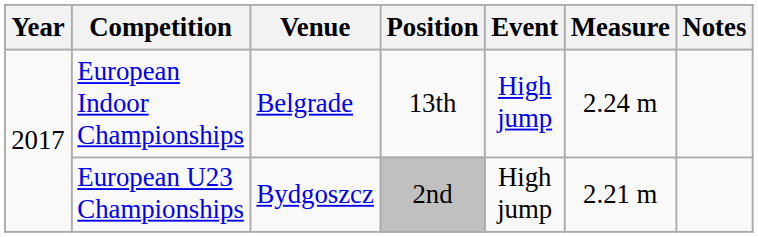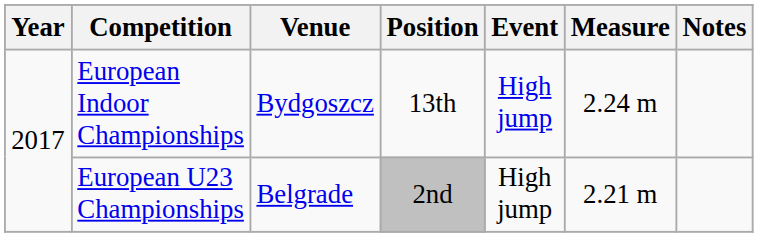(305, 102) Belgrade -> (315, 102) Bydgoszcz
(315, 194) Bydgoszcz -> (305, 194) Belgrade
